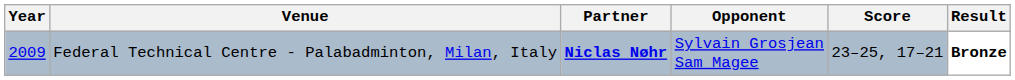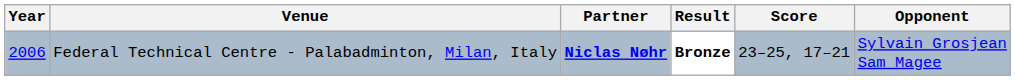columns swapped: (749, 17) <-> (979, 17)
(27, 53) 2009 -> (27, 53) 2006
